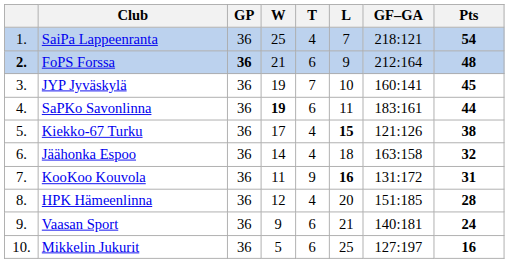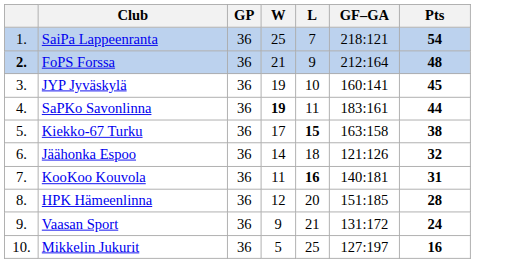- column: (312, 16)
(244, 62) bold -> (244, 62) normal
(398, 131) 121:126 -> (364, 131) 163:158
(398, 154) 163:158 -> (364, 154) 121:126
(398, 177) 131:172 -> (364, 177) 140:181
(398, 223) 140:181 -> (364, 223) 131:172
